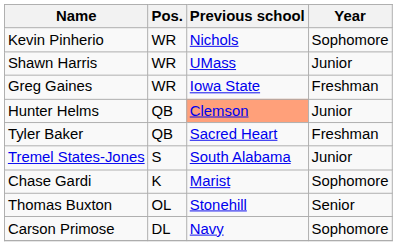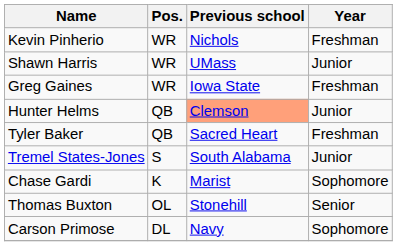(350, 39) Sophomore -> (345, 39) Freshman
